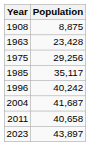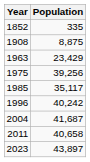+ row: (17, 27)
(68, 42) 23,428 -> (68, 57) 23,429
(68, 57) 29,256 -> (68, 73) 39,256
